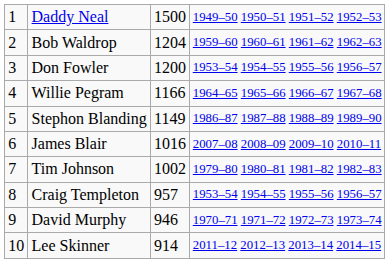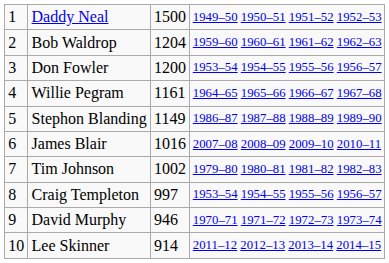(170, 93) 1166 -> (170, 93) 1161
(166, 194) 957 -> (166, 194) 997
